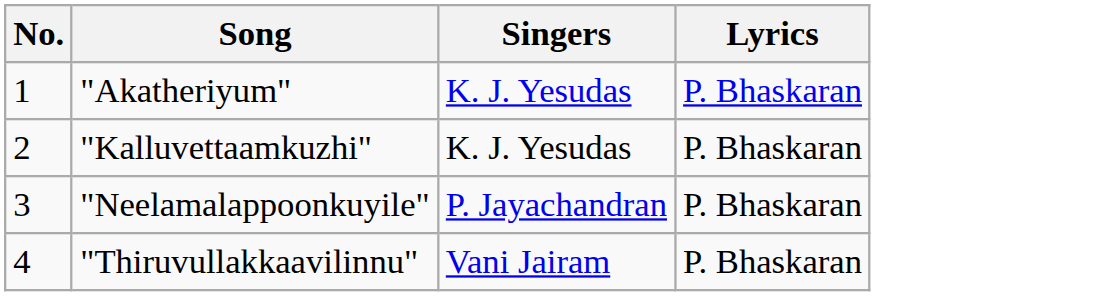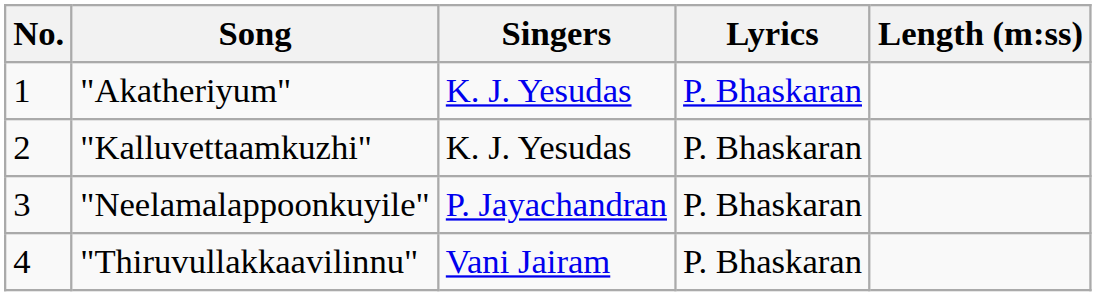+ column: (981, 33)
